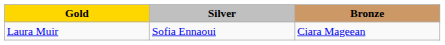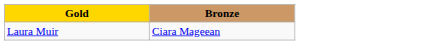- column: (222, 13)
